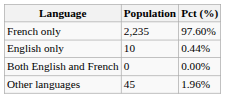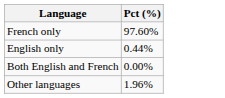- column: (150, 13)
